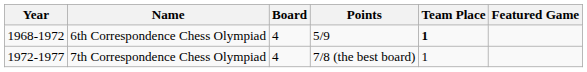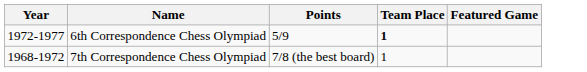- column: (290, 14)
(36, 35) 1968-1972 -> (36, 35) 1972-1977
(36, 56) 1972-1977 -> (36, 56) 1968-1972
